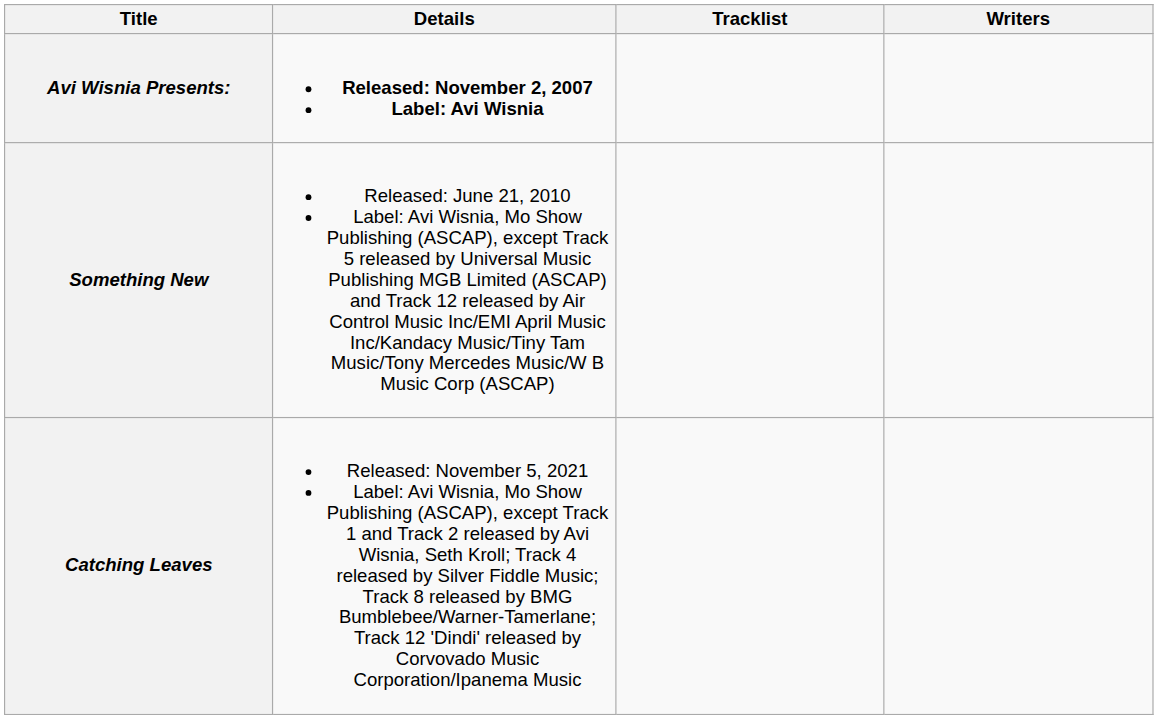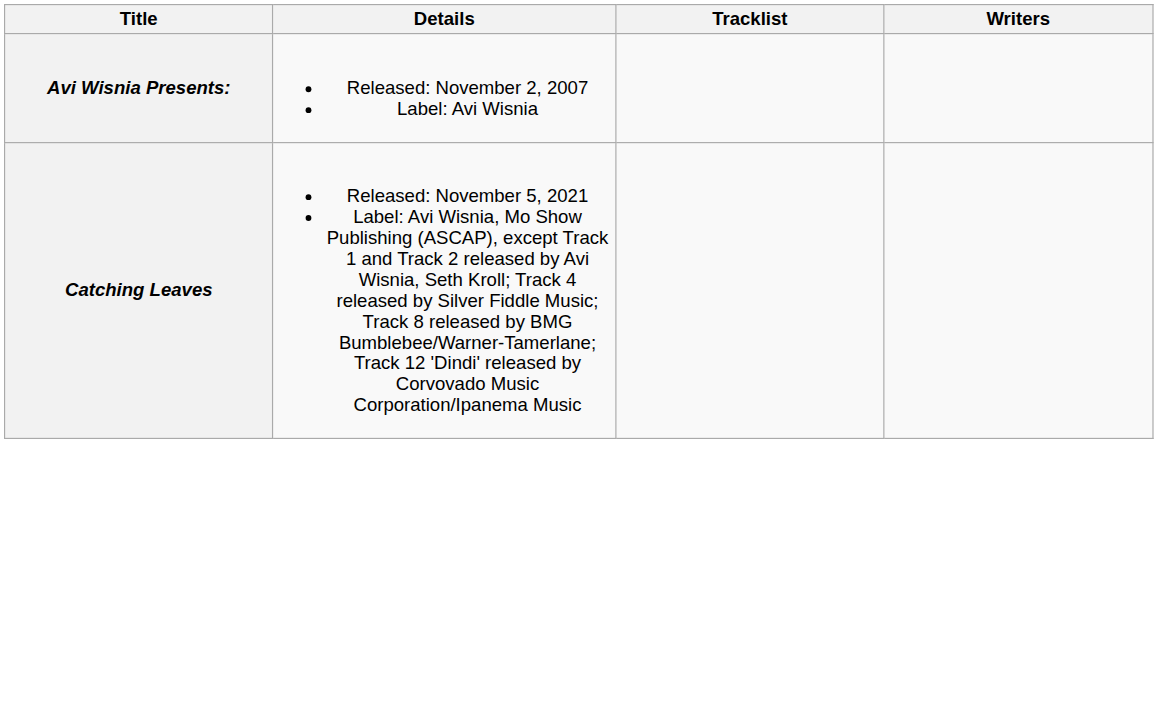(444, 99) bold -> (444, 99) normal
- row: (139, 279)
